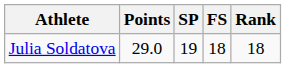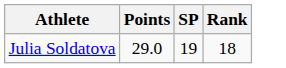- column: (217, 19)
